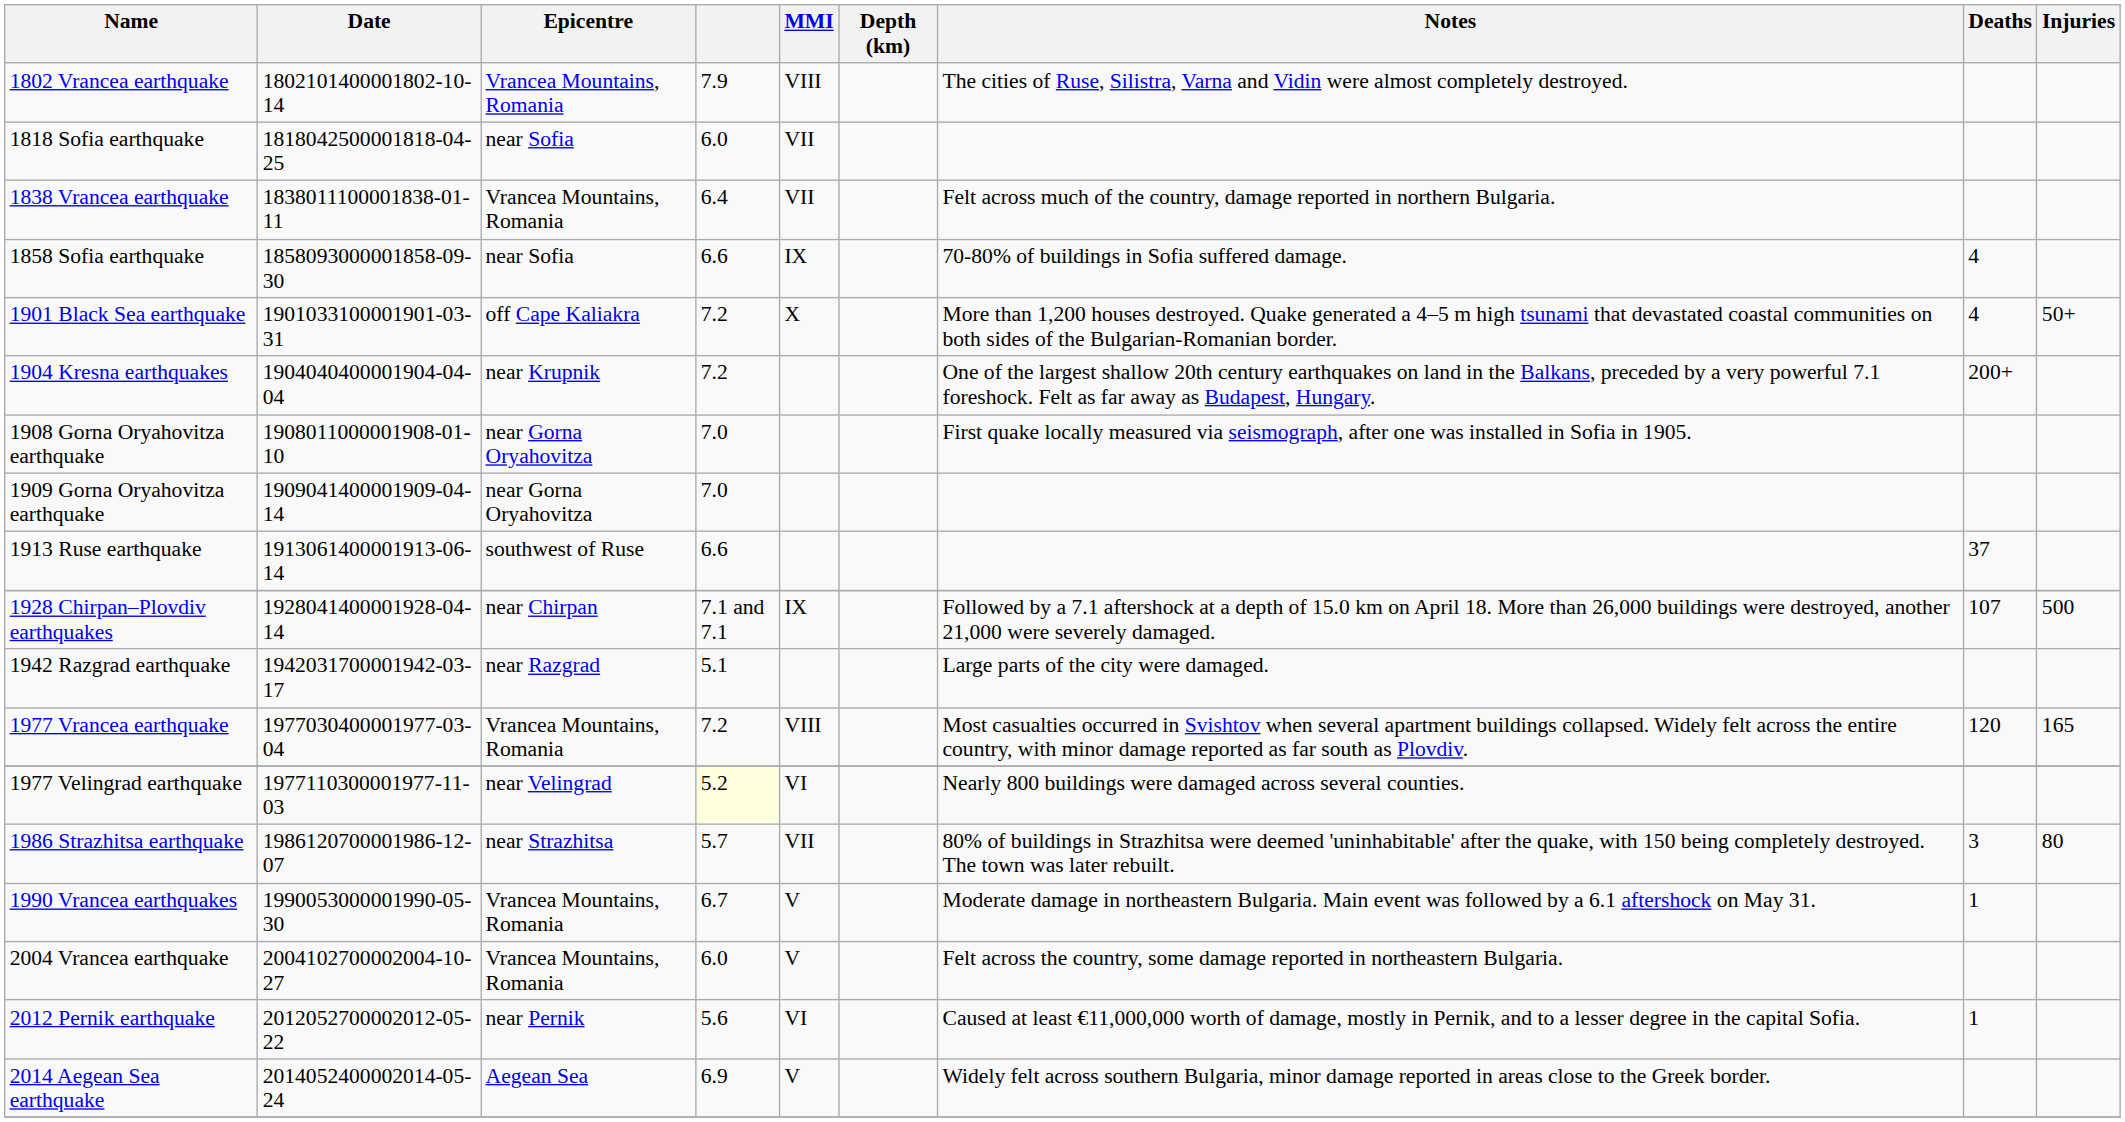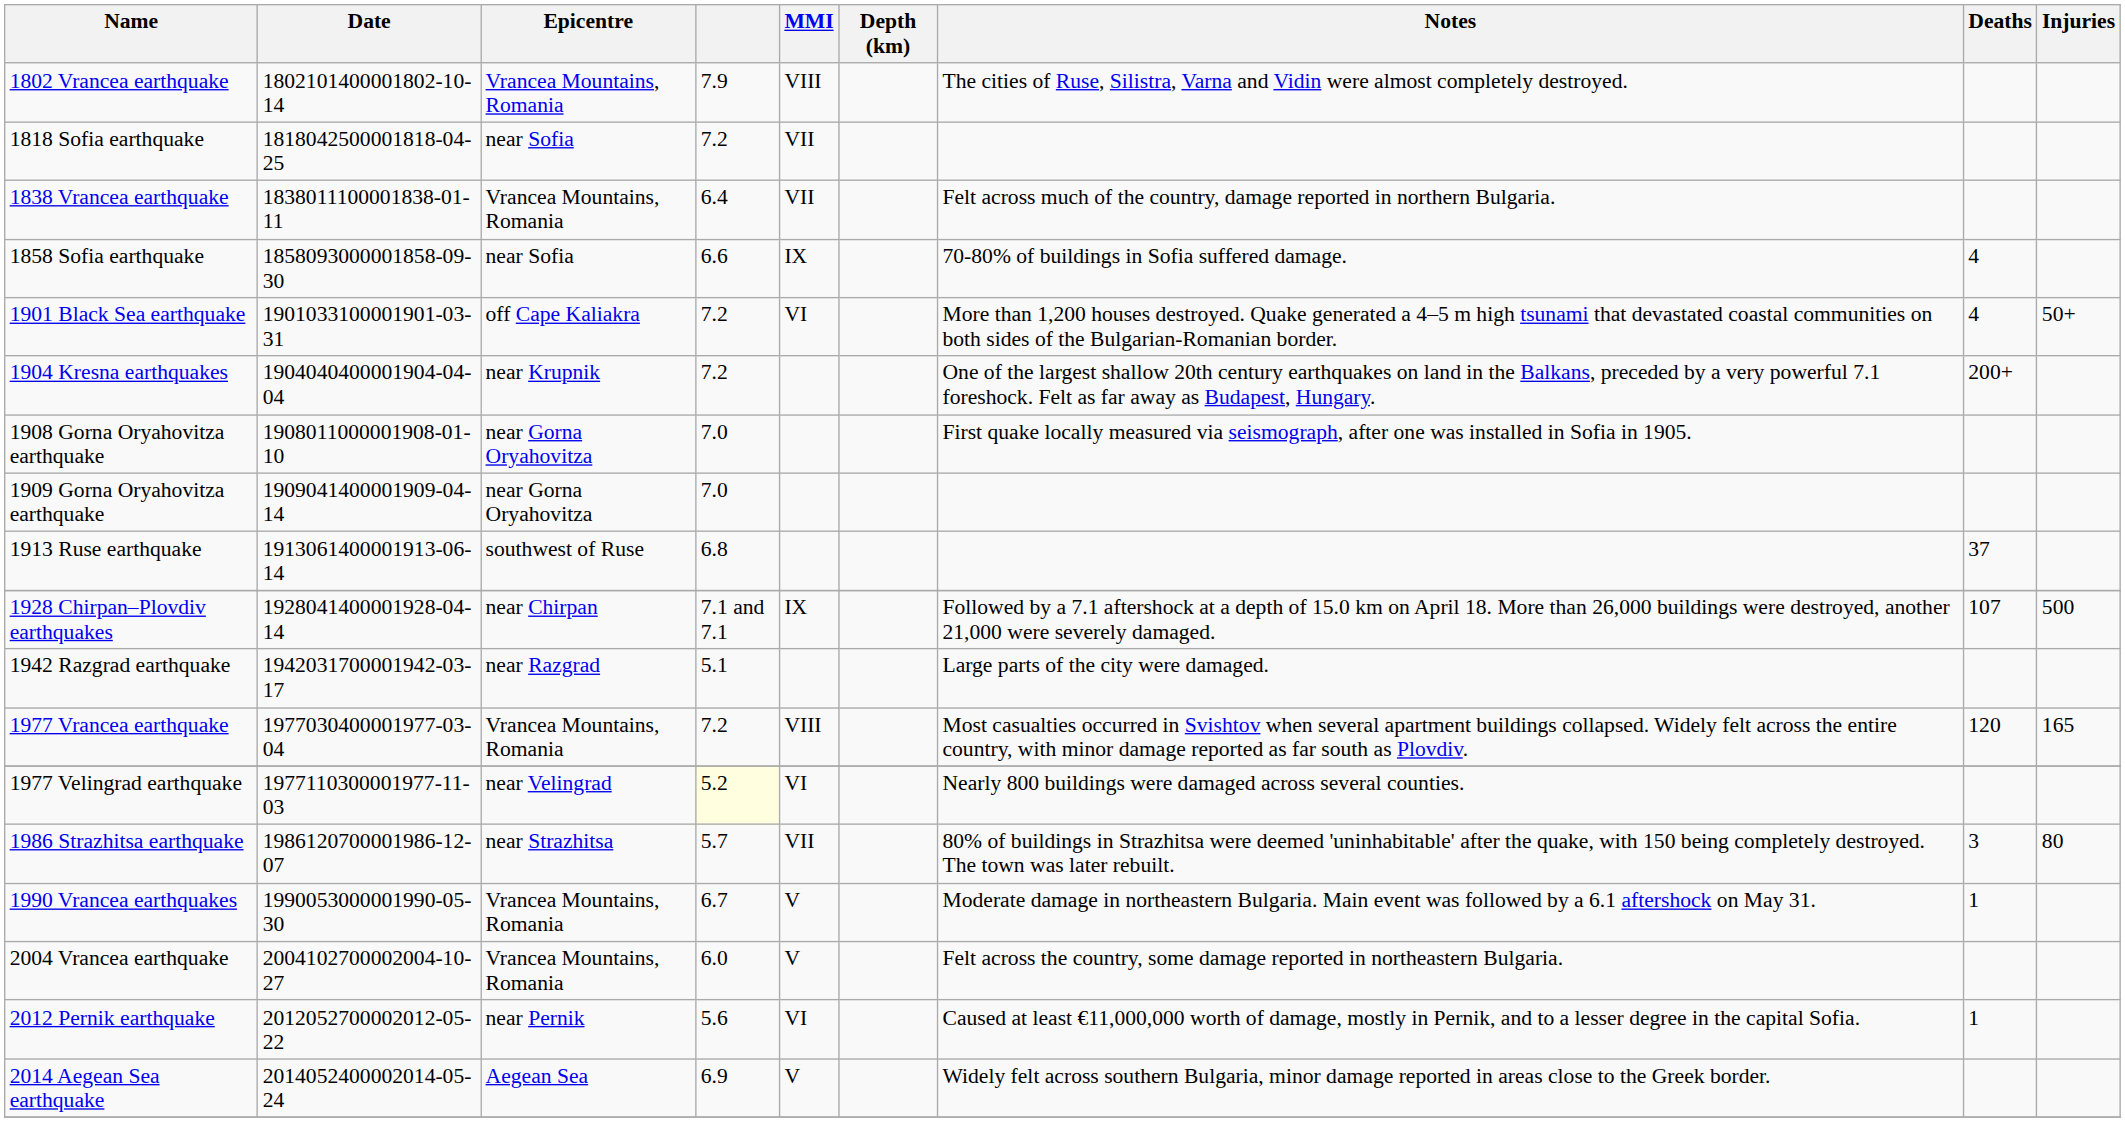(714, 138) 6.0 -> (714, 138) 7.2
(792, 314) X -> (796, 314) VI
(714, 548) 6.6 -> (714, 548) 6.8
